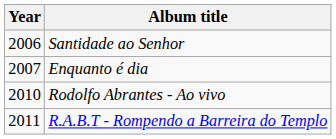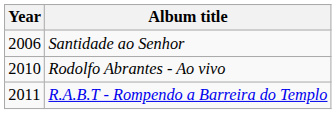- row: (98, 69)
